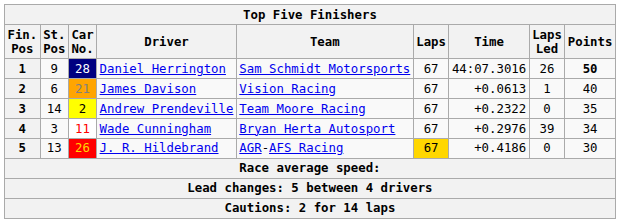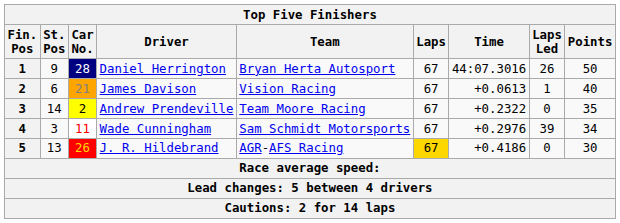(325, 69) Sam Schmidt Motorsports -> (317, 69) Bryan Herta Autosport
(590, 69) bold -> (590, 69) normal
(317, 128) Bryan Herta Autosport -> (325, 128) Sam Schmidt Motorsports
